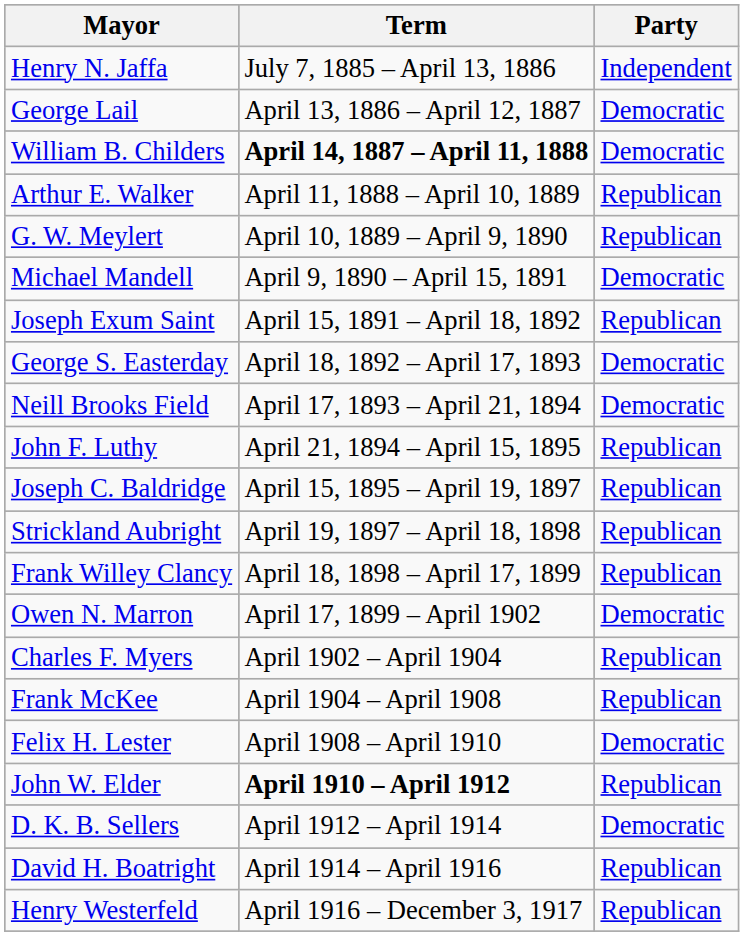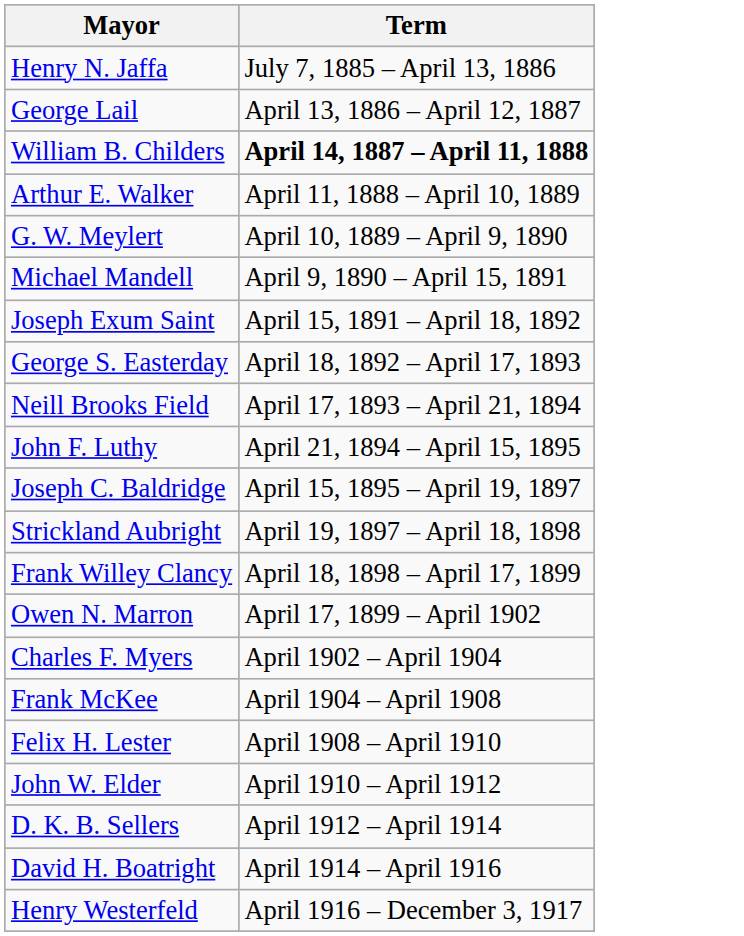- column: (666, 25)
(377, 783) bold -> (373, 783) normal
